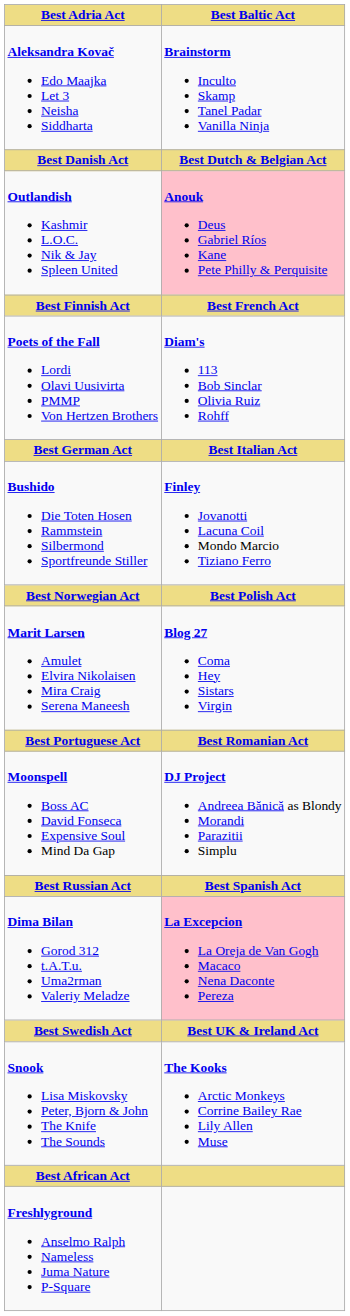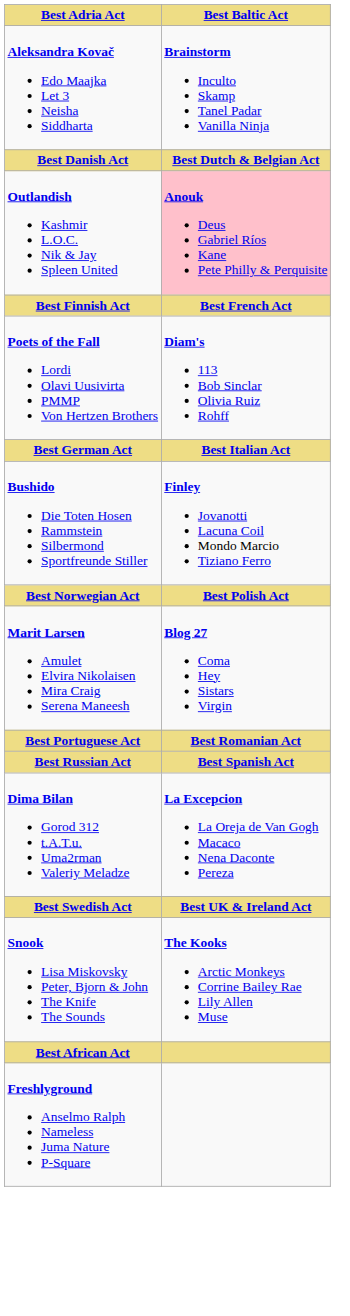- row: (83, 814)
(253, 959) pink background -> (246, 835) no background
